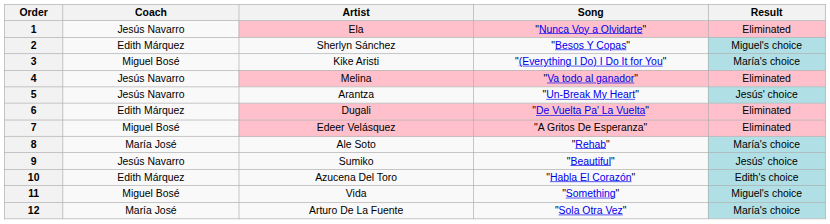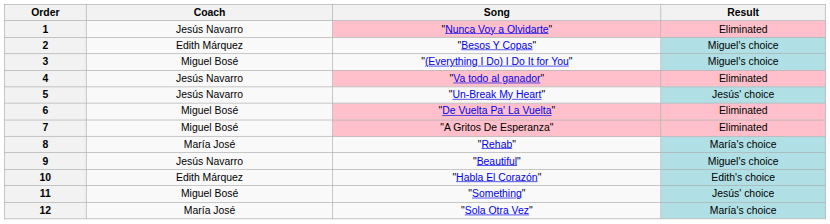- column: (356, 12)
(767, 62) María's choice -> (743, 62) Miguel's choice
(151, 111) Edith Márquez -> (210, 111) Miguel Bosé
(767, 161) Jesús' choice -> (743, 161) Miguel's choice
(767, 194) Miguel's choice -> (743, 194) Jesús' choice
